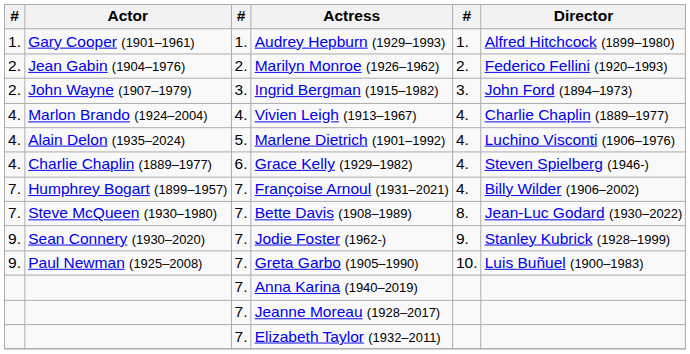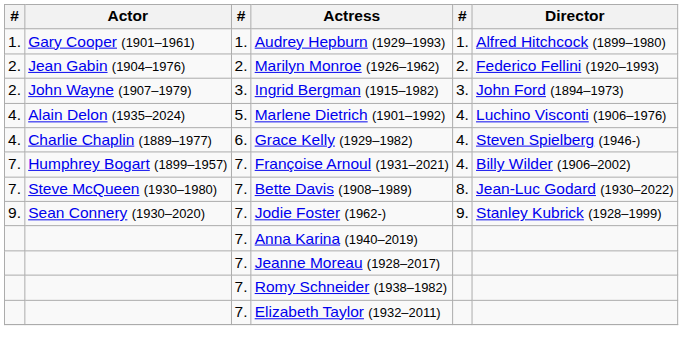- row: (336, 115)
- row: (337, 262)
+ row: (351, 287)
